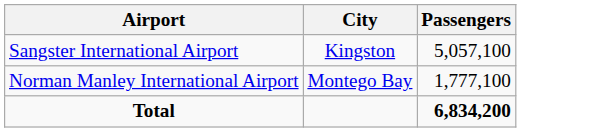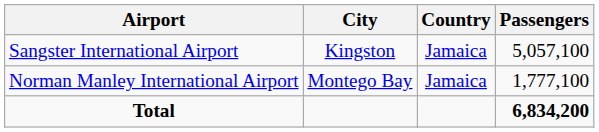+ column: (456, 19)
